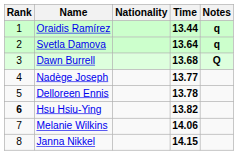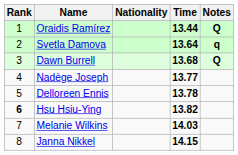(217, 28) q -> (217, 28) Q
(185, 126) 14.06 -> (185, 126) 14.03
